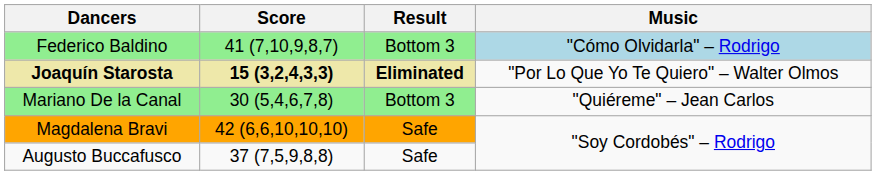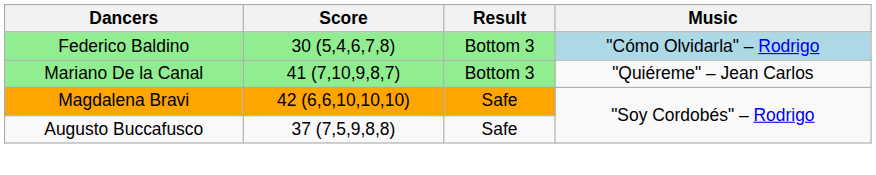(282, 45) 41 (7,10,9,8,7) -> (343, 45) 30 (5,4,6,7,8)
- row: (102, 73)
(282, 101) 30 (5,4,6,7,8) -> (343, 73) 41 (7,10,9,8,7)
